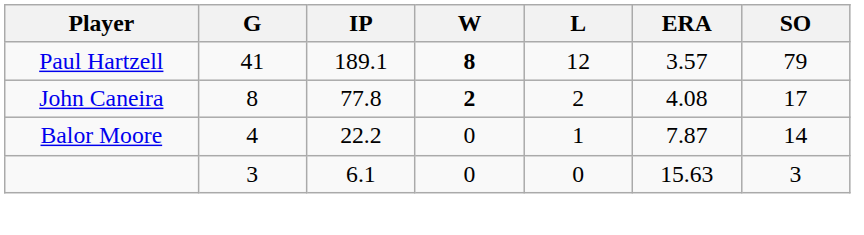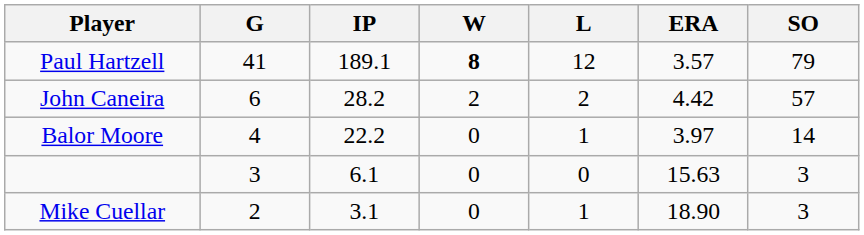(252, 98) 8 -> (255, 98) 6
(361, 98) 77.8 -> (364, 98) 28.2
(470, 98) bold -> (474, 98) normal
(687, 98) 4.08 -> (693, 98) 4.42
(795, 98) 17 -> (803, 98) 57
(687, 135) 7.87 -> (693, 135) 3.97
+ row: (102, 211)
